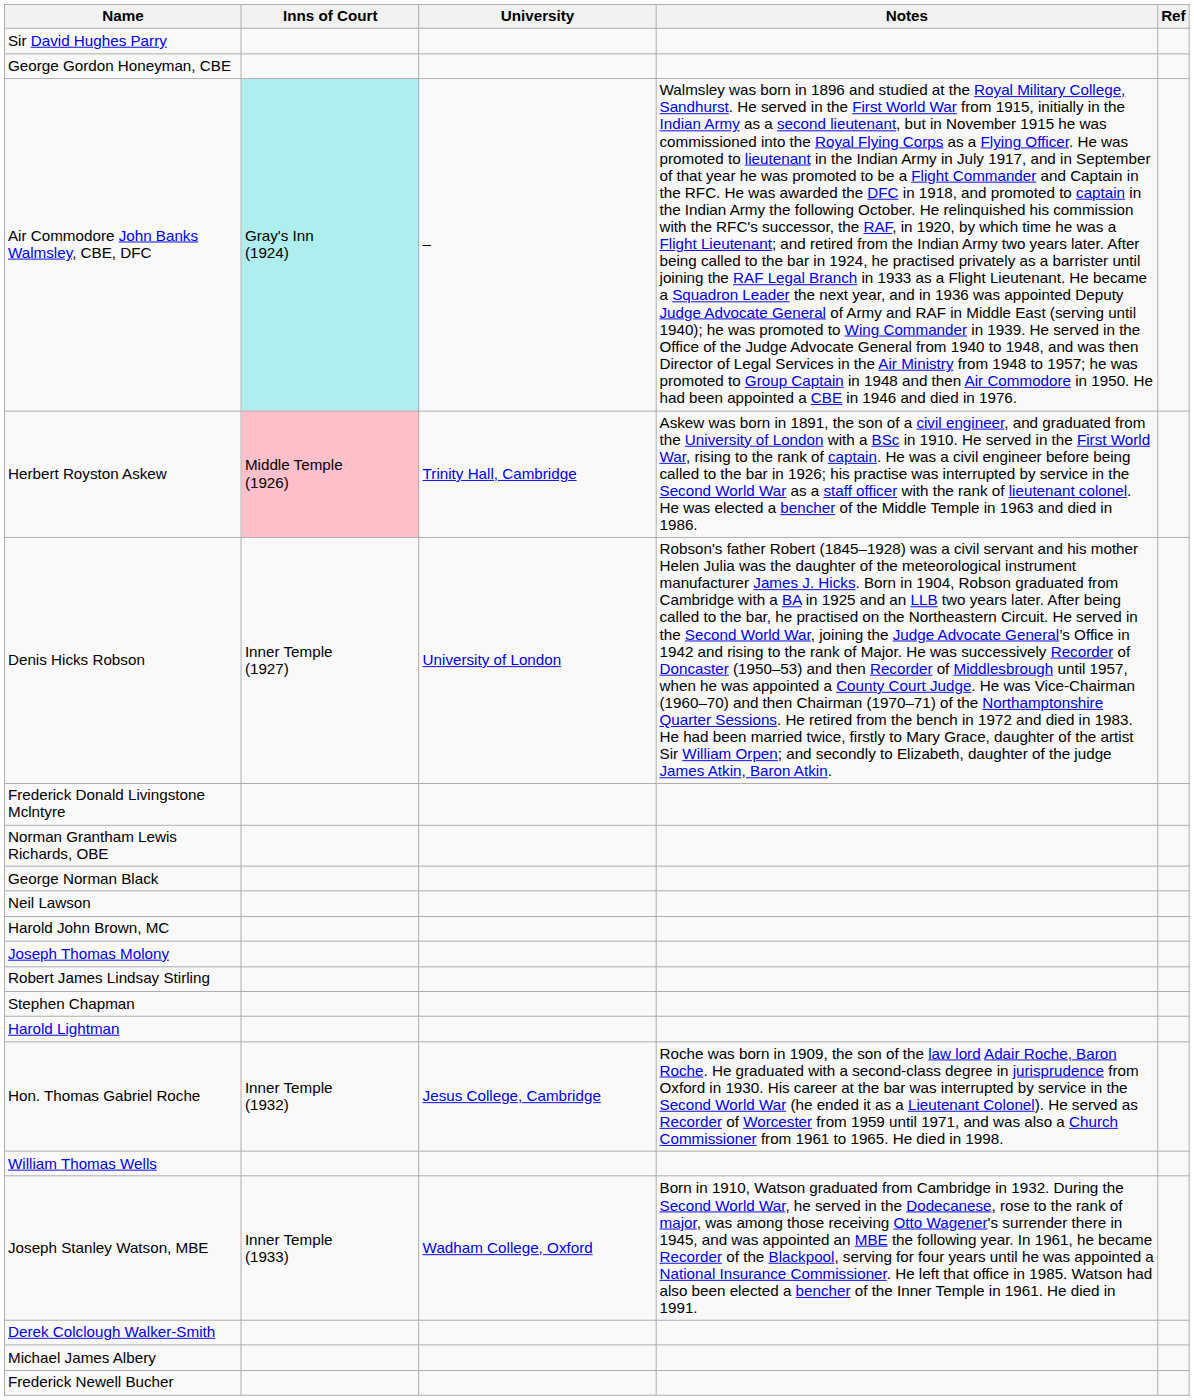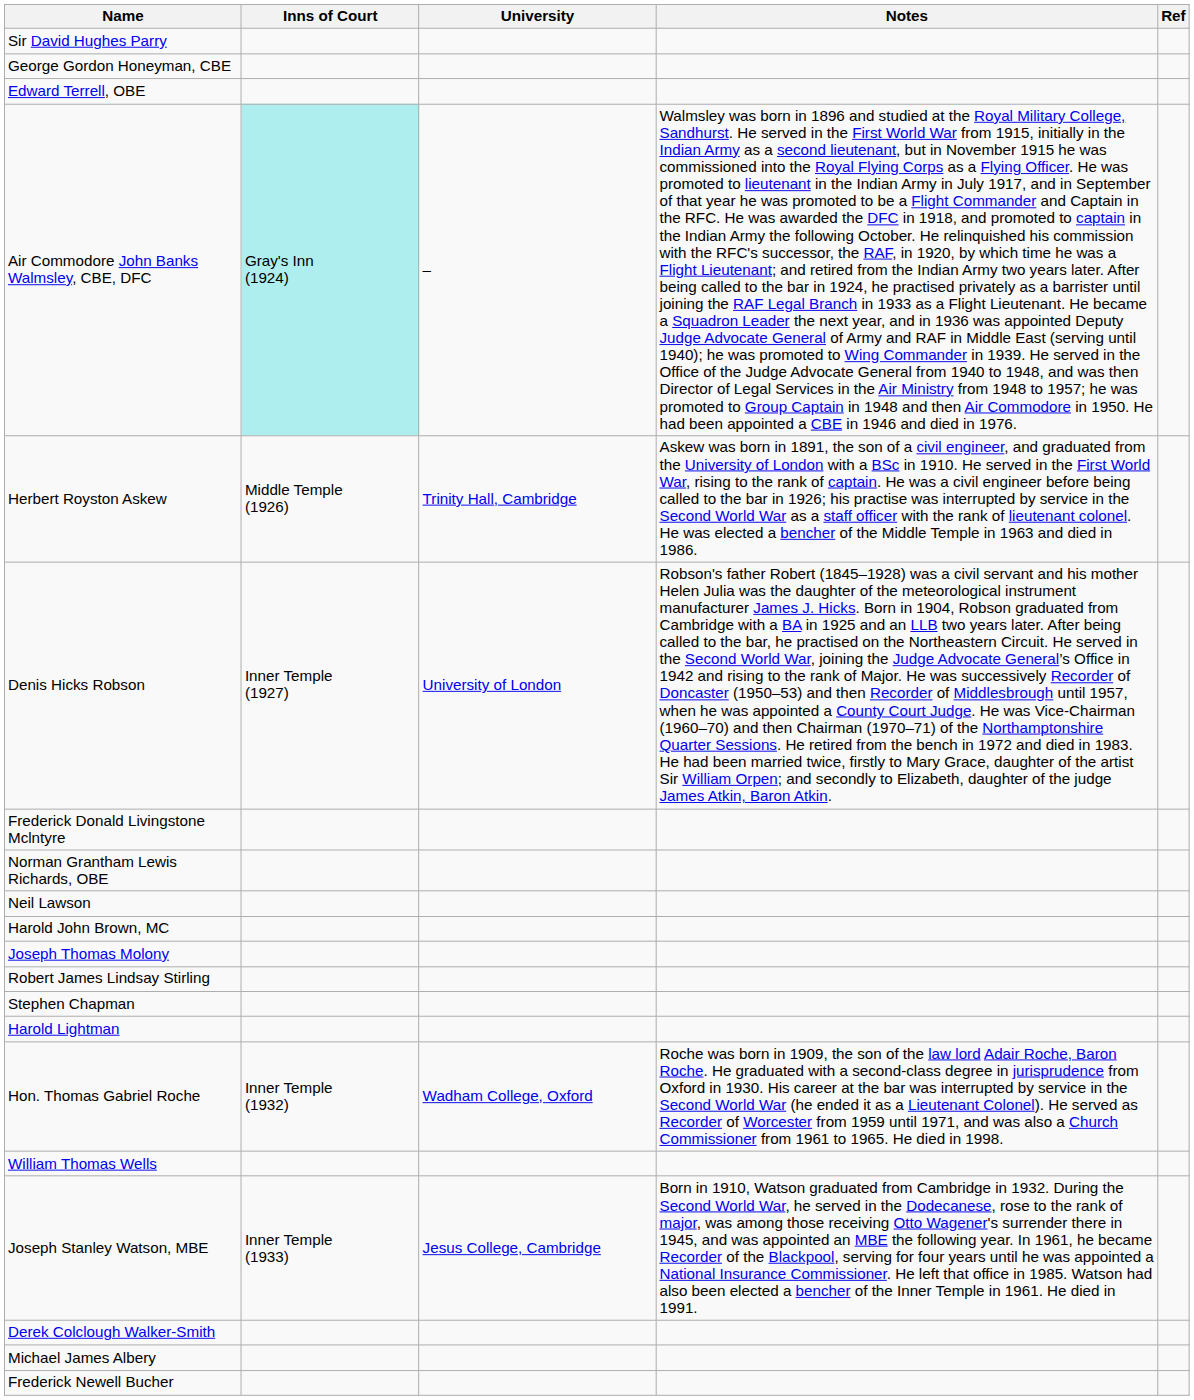+ row: (77, 91)
(294, 473) pink background -> (294, 499) no background
- row: (83, 878)
(512, 1096) Jesus College, Cambridge -> (508, 1096) Wadham College, Oxford
(508, 1248) Wadham College, Oxford -> (512, 1248) Jesus College, Cambridge
